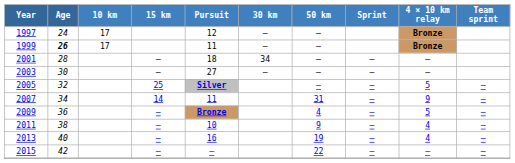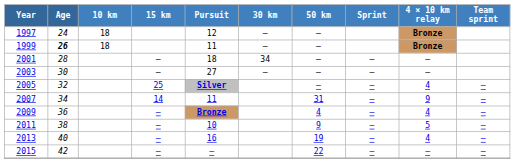(105, 34) 17 -> (105, 34) 18
(105, 47) 17 -> (105, 47) 18
(428, 86) 5 -> (428, 86) 4
(428, 113) 5 -> (428, 113) 4
(428, 126) 4 -> (428, 126) 5
